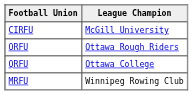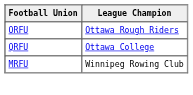- row: (21, 30)
